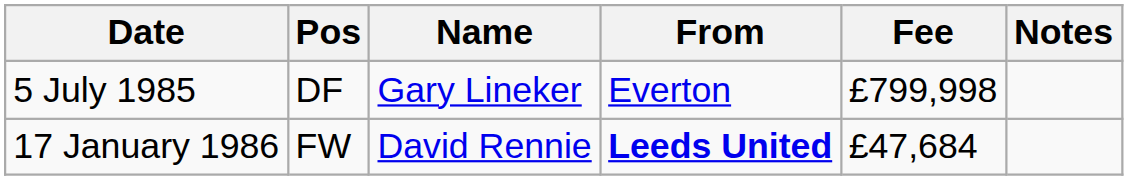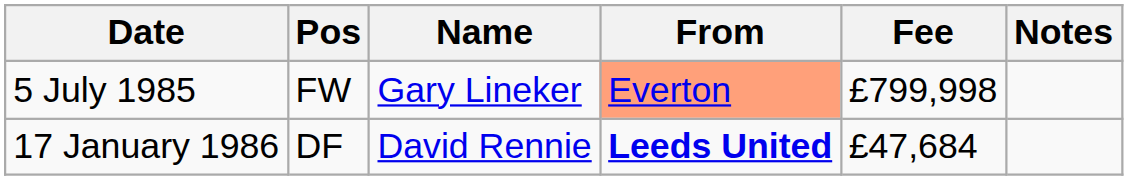(319, 89) DF -> (323, 89) FW
(670, 89) no background -> (670, 89) lightsalmon background
(323, 145) FW -> (319, 145) DF
